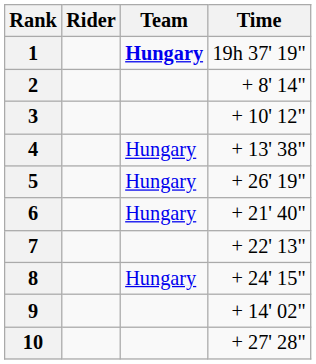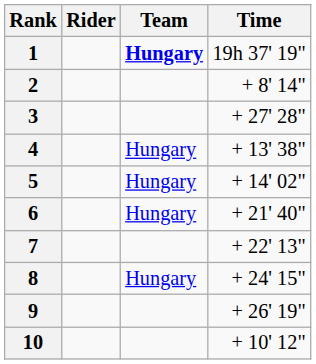(269, 117) + 10' 12" -> (269, 117) + 27' 28"
(269, 181) + 26' 19" -> (269, 181) + 14' 02"
(269, 310) + 14' 02" -> (269, 310) + 26' 19"
(269, 342) + 27' 28" -> (269, 342) + 10' 12"
